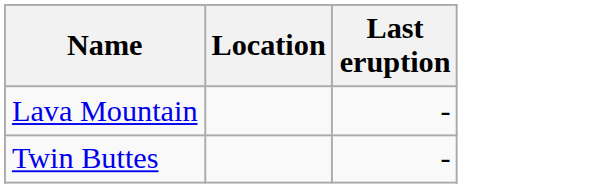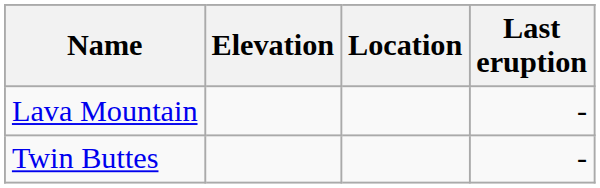+ column: (273, 45)
